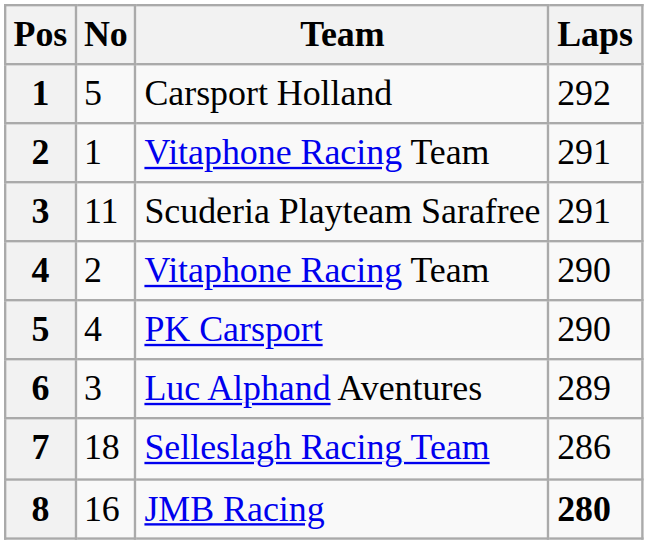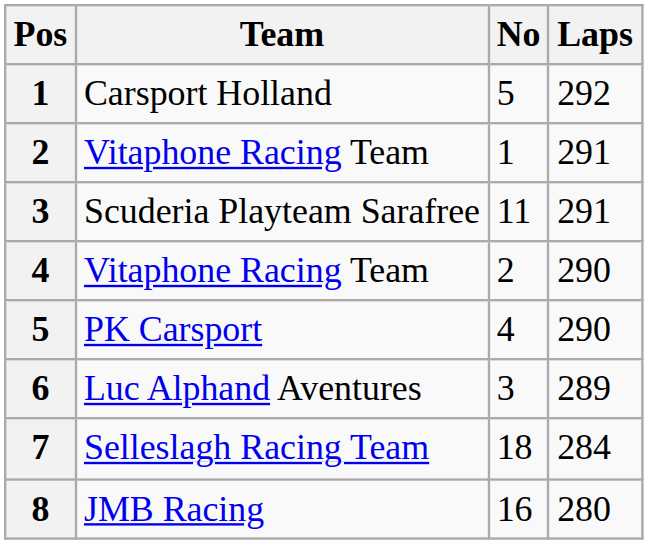columns swapped: (106, 34) <-> (342, 34)
(584, 448) 286 -> (584, 448) 284
(584, 507) bold -> (584, 507) normal
